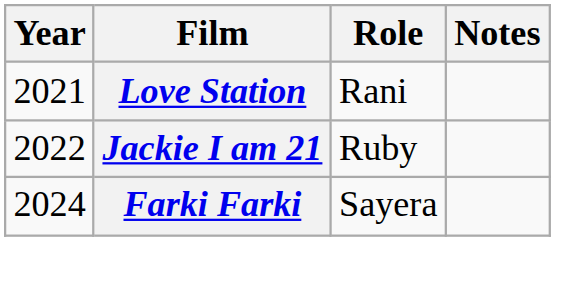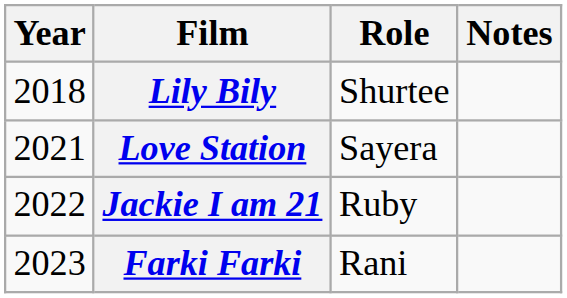+ row: (212, 90)
(373, 90) Rani -> (388, 147) Sayera
(50, 205) 2024 -> (50, 262) 2023
(388, 205) Sayera -> (373, 262) Rani
